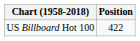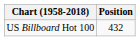(116, 28) 422 -> (116, 28) 432
